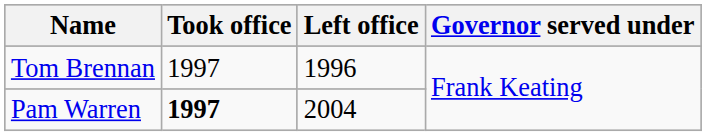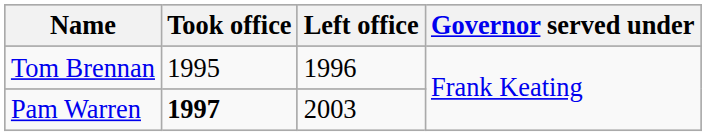(194, 67) 1997 -> (194, 67) 1995
(330, 109) 2004 -> (330, 109) 2003
